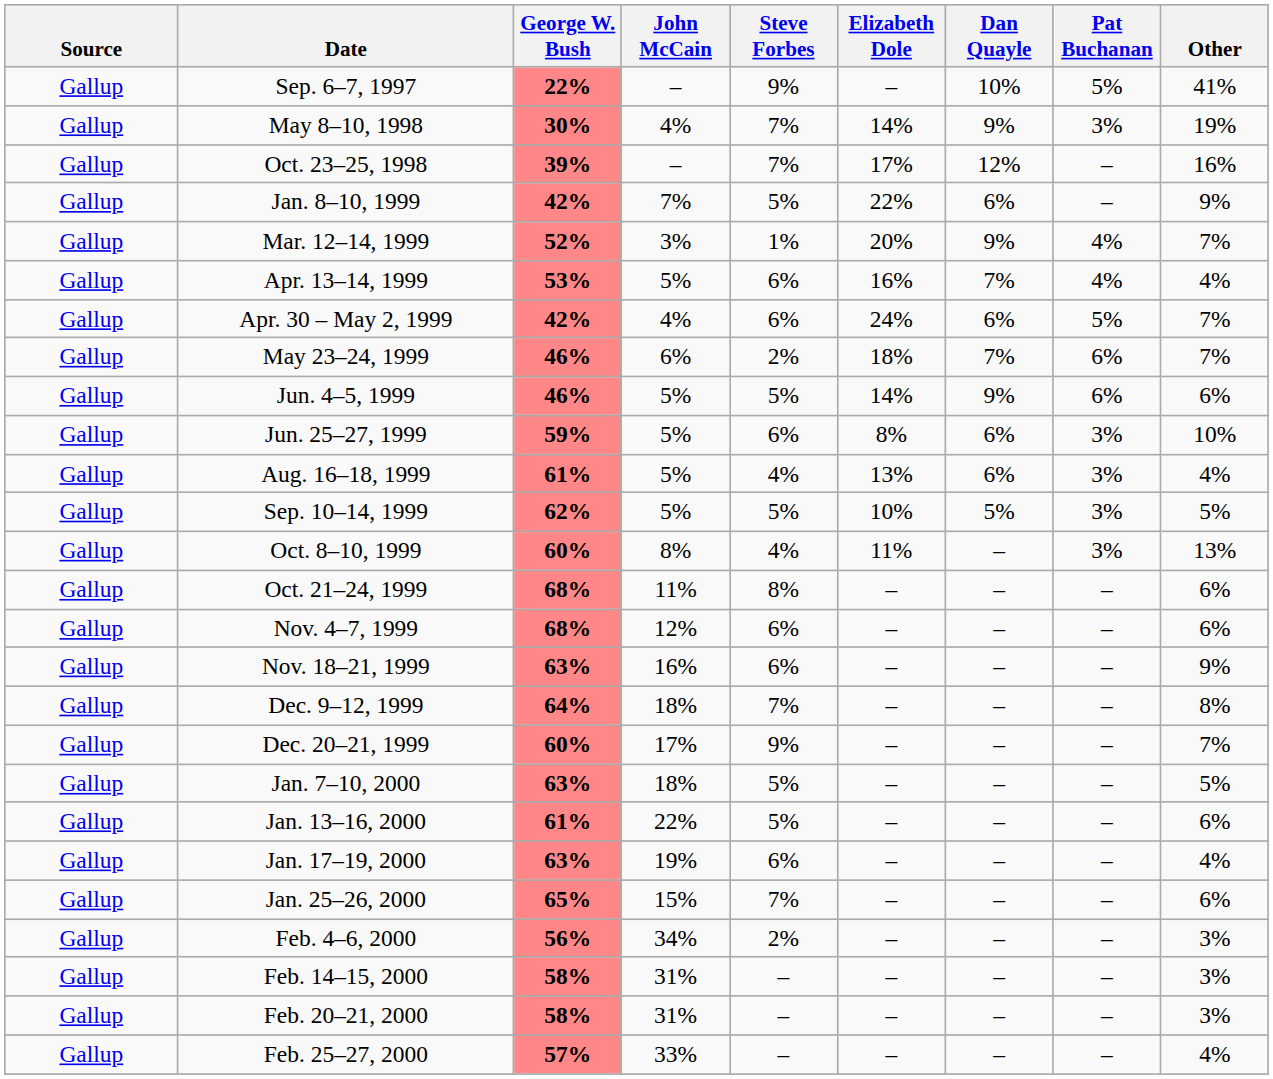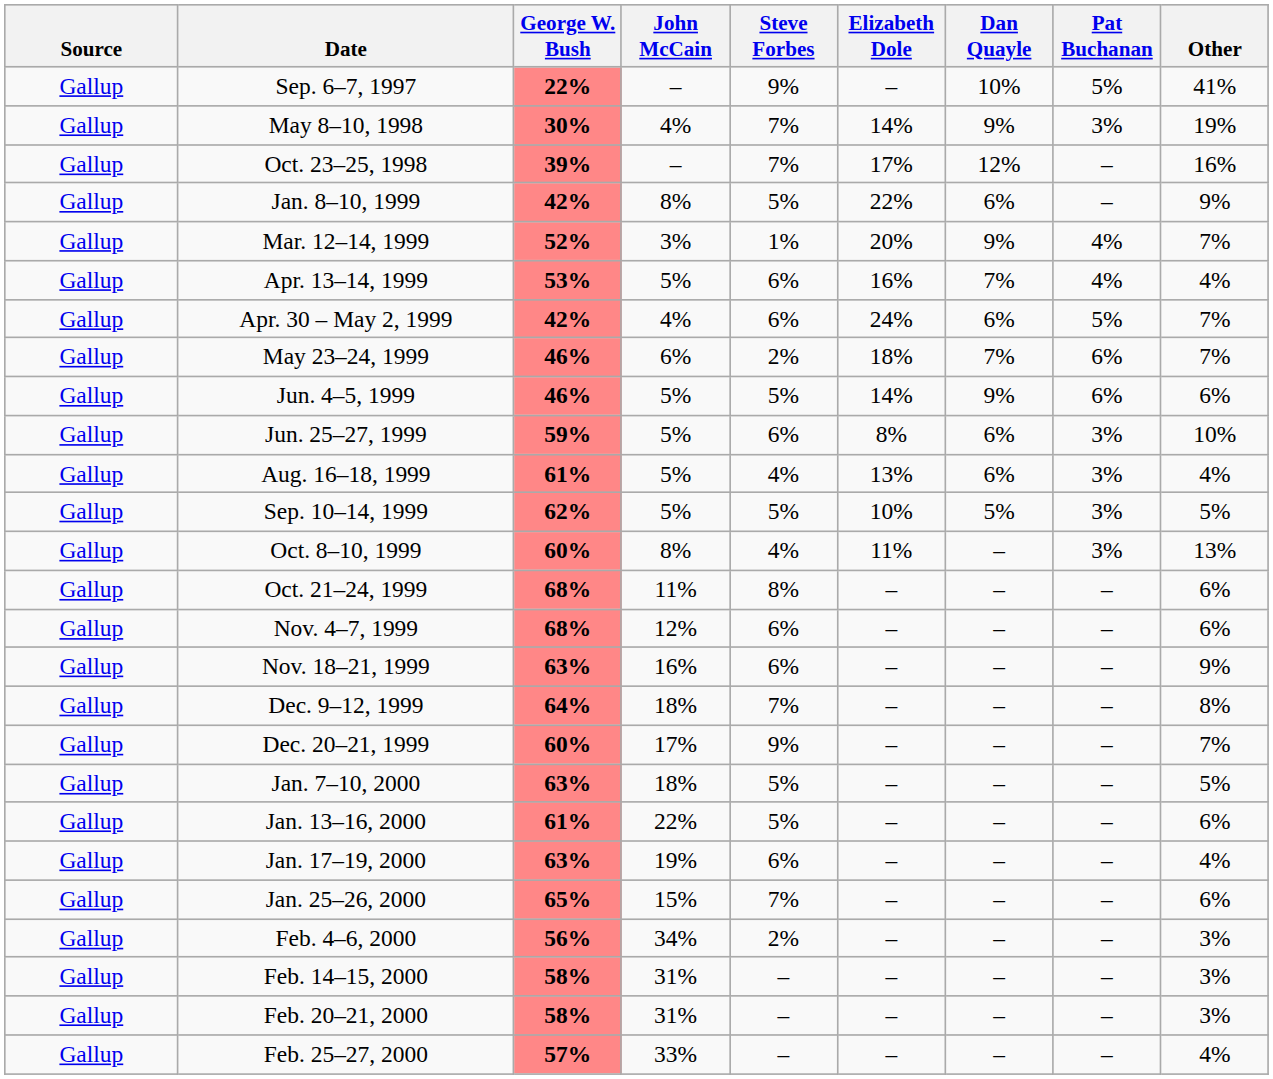(676, 202) 7% -> (676, 202) 8%
